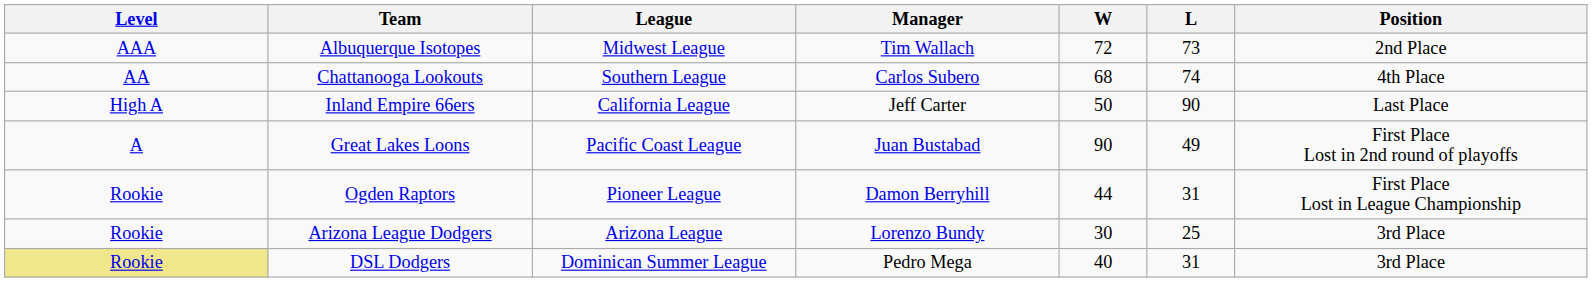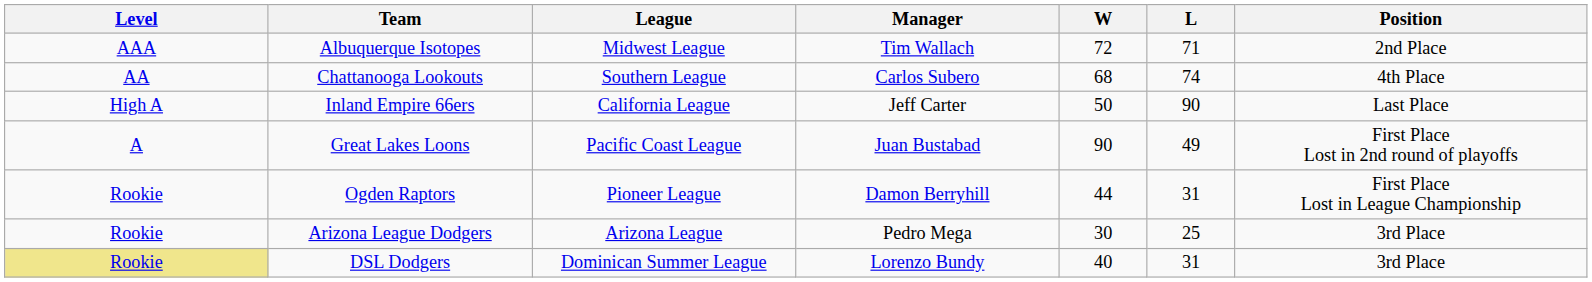(1191, 47) 73 -> (1191, 47) 71
(927, 233) Lorenzo Bundy -> (927, 233) Pedro Mega
(927, 262) Pedro Mega -> (927, 262) Lorenzo Bundy
